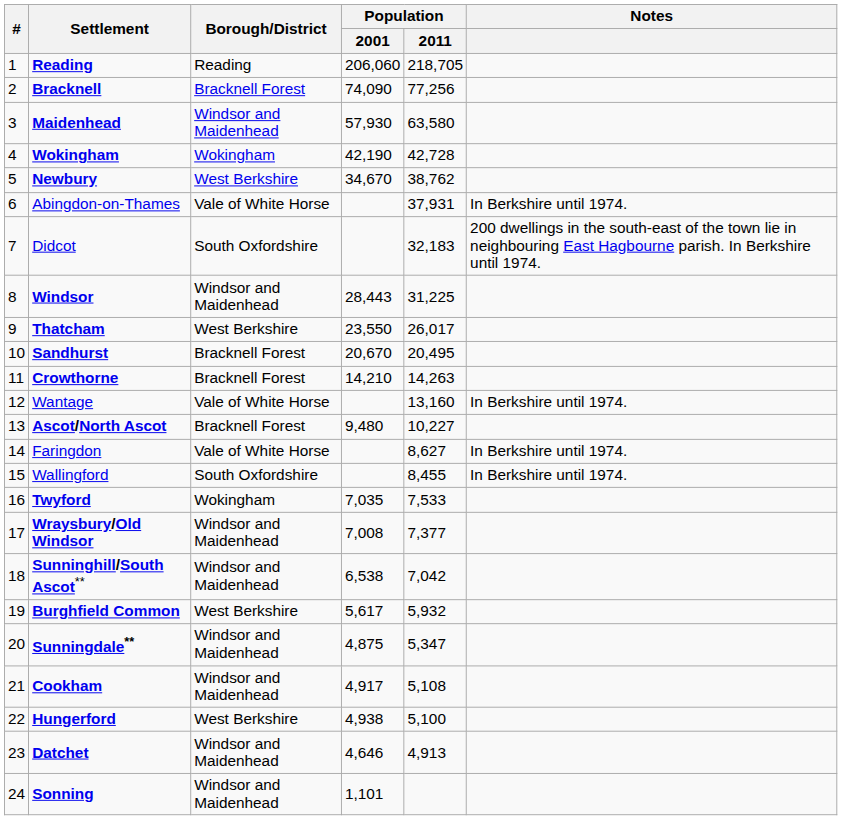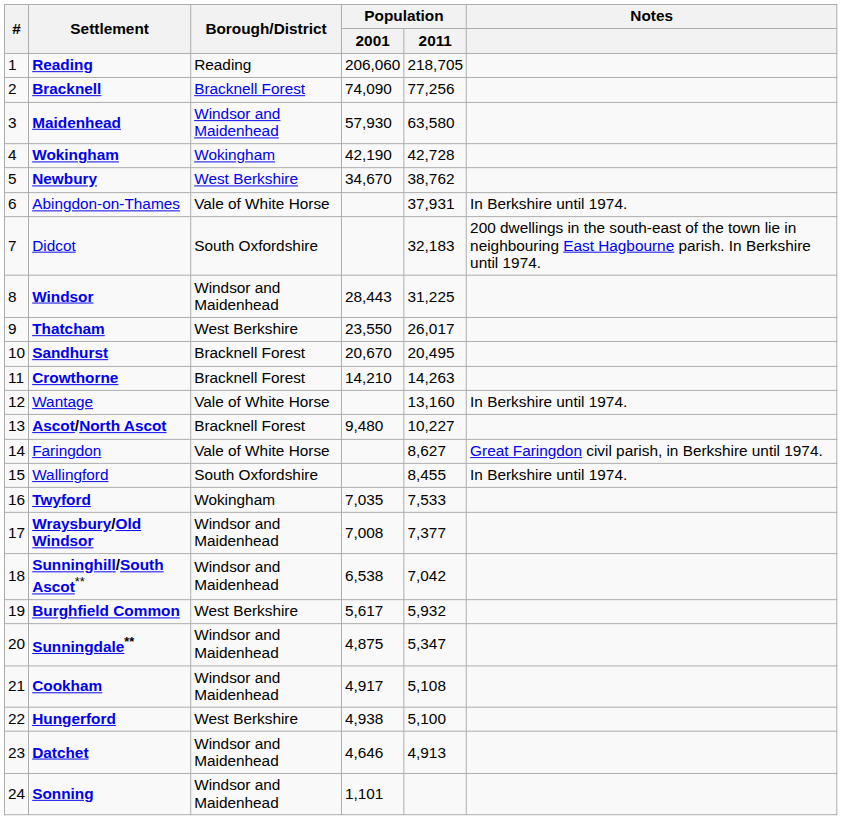(549, 451) In Berkshire until 1974. -> (646, 451) Great Faringdon civil parish, in Berkshire until 1974.
